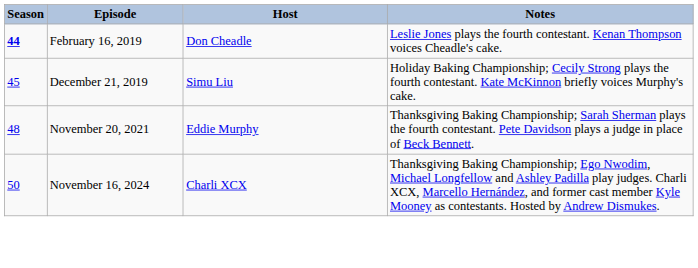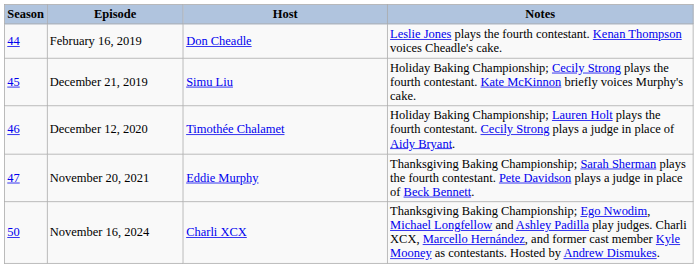(14, 41) bold -> (14, 41) normal
+ row: (99, 129)
(14, 129) 48 -> (14, 177) 47
